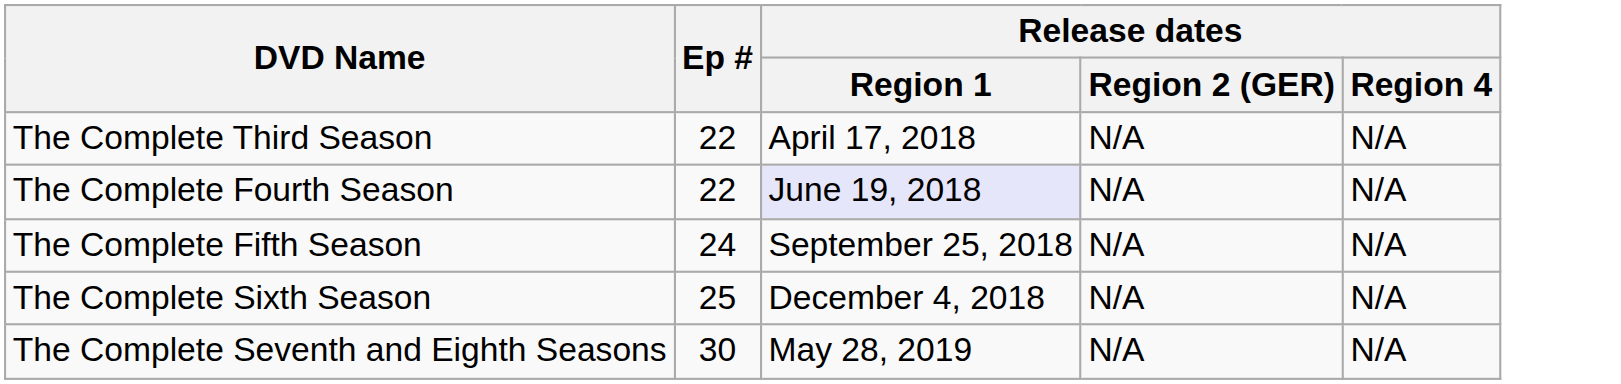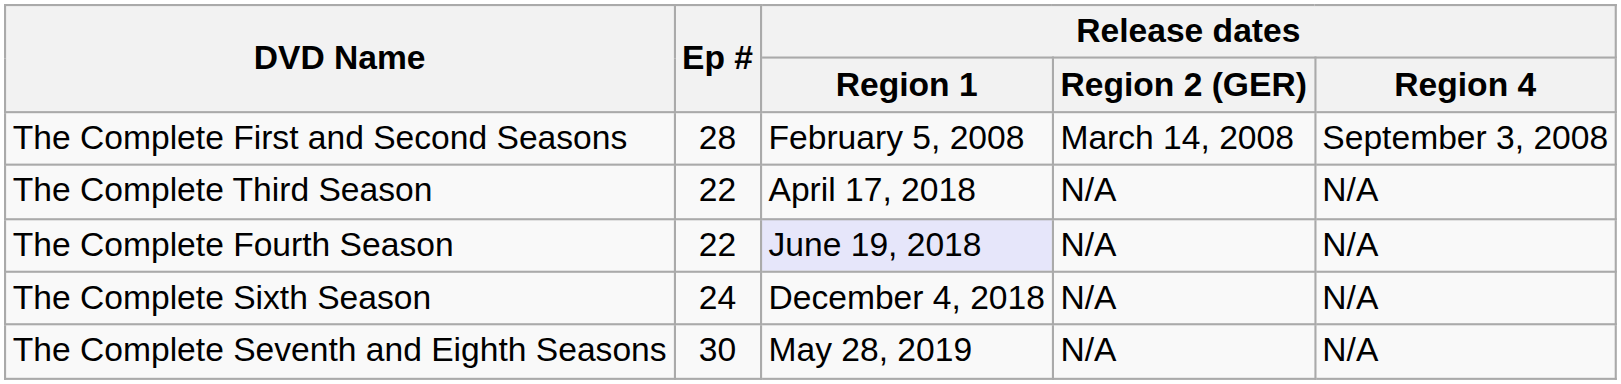+ row: (320, 137)
- row: (217, 244)
(718, 297) 25 -> (718, 297) 24
